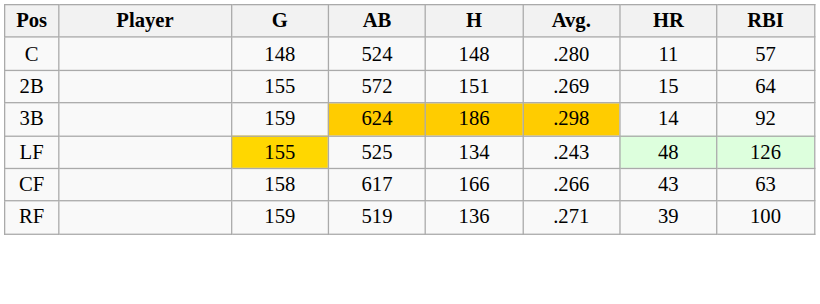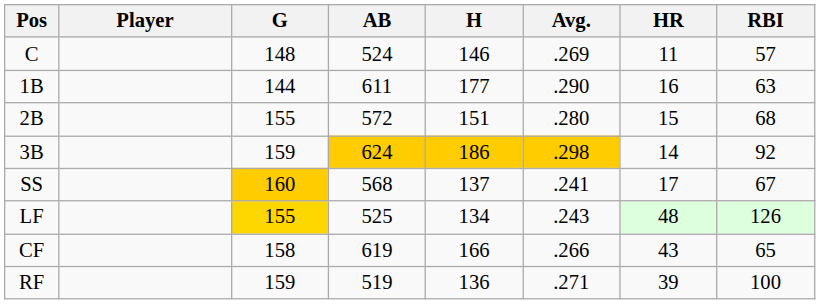(474, 53) 148 -> (474, 53) 146
(571, 53) .280 -> (571, 53) .269
+ row: (32, 86)
(571, 86) .269 -> (571, 119) .280
(766, 86) 64 -> (766, 119) 68
+ row: (32, 184)
(377, 184) 617 -> (377, 250) 619
(766, 184) 63 -> (766, 250) 65
